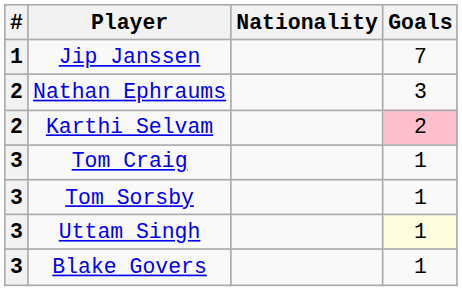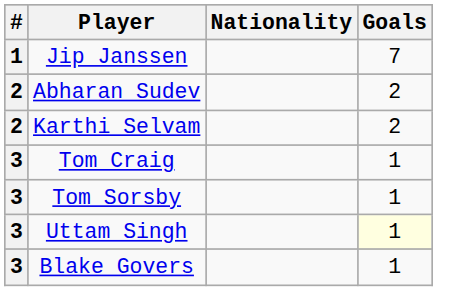- row: (130, 92)
+ row: (117, 92)
(420, 127) pink background -> (395, 127) no background
